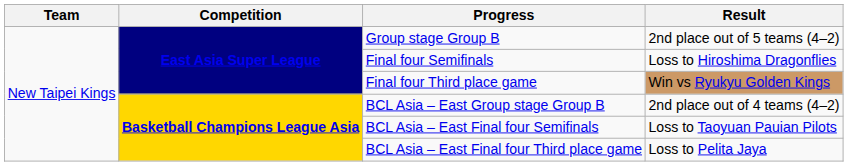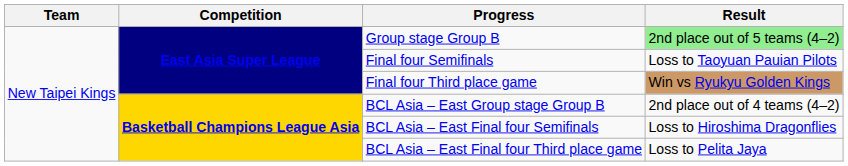(744, 37) no background -> (744, 37) lightgreen background
(742, 60) Loss to Hiroshima Dragonflies -> (743, 60) Loss to Taoyuan Pauian Pilots
(743, 127) Loss to Taoyuan Pauian Pilots -> (742, 127) Loss to Hiroshima Dragonflies
